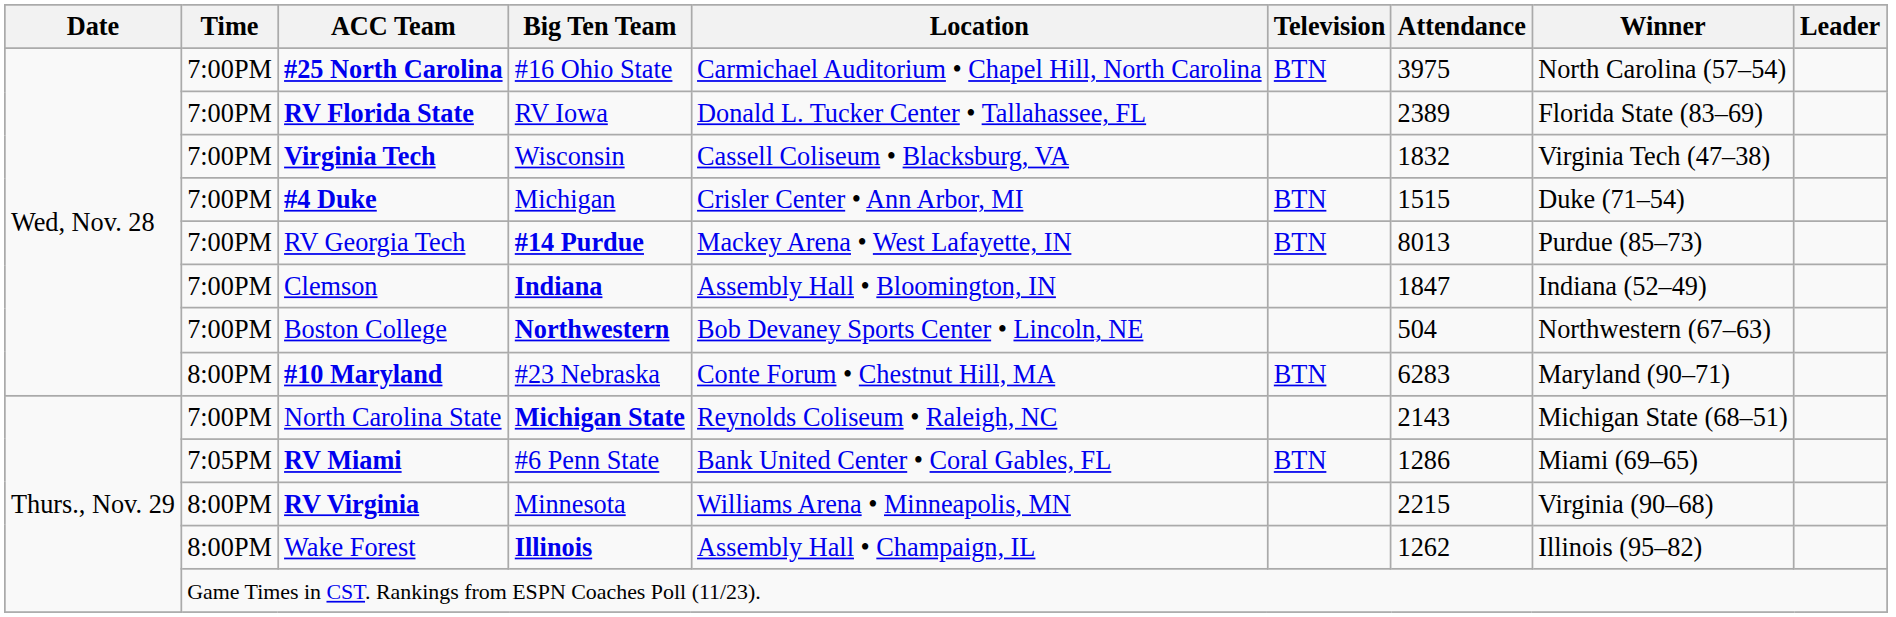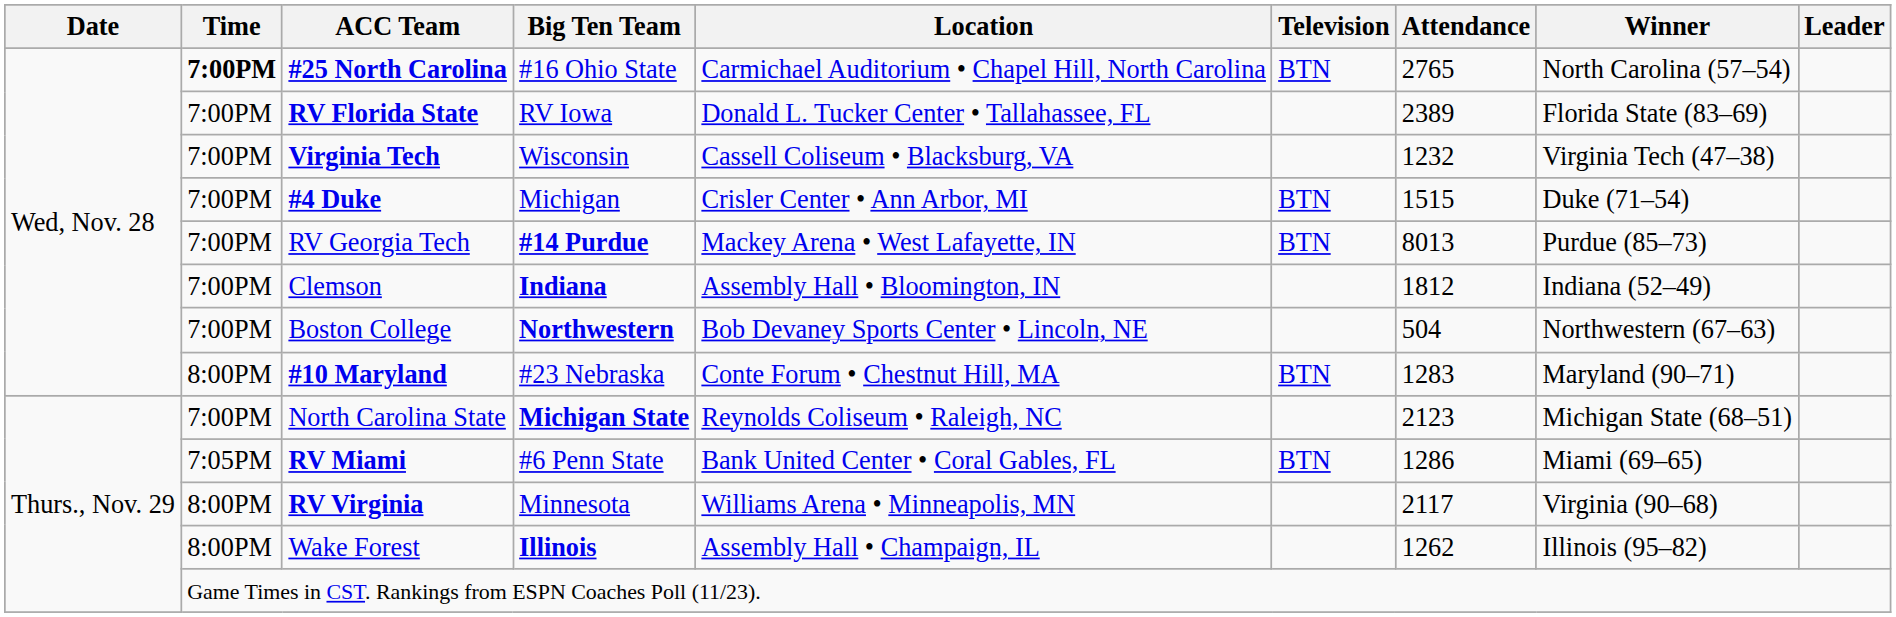(230, 69) normal -> (232, 69) bold
(1424, 69) 3975 -> (1428, 69) 2765
(1424, 156) 1832 -> (1428, 156) 1232
(1424, 286) 1847 -> (1428, 286) 1812
(1424, 373) 6283 -> (1428, 373) 1283
(1424, 416) 2143 -> (1428, 416) 2123
(1424, 503) 2215 -> (1428, 503) 2117
